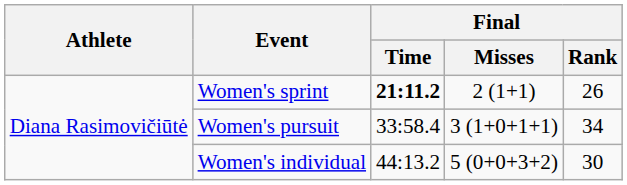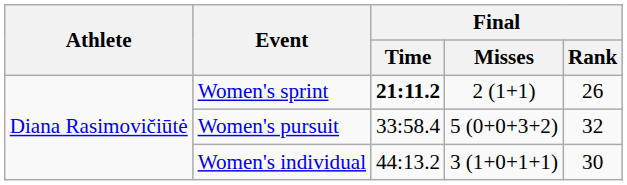(504, 127) 3 (1+0+1+1) -> (504, 127) 5 (0+0+3+2)
(593, 127) 34 -> (593, 127) 32
(504, 161) 5 (0+0+3+2) -> (504, 161) 3 (1+0+1+1)
